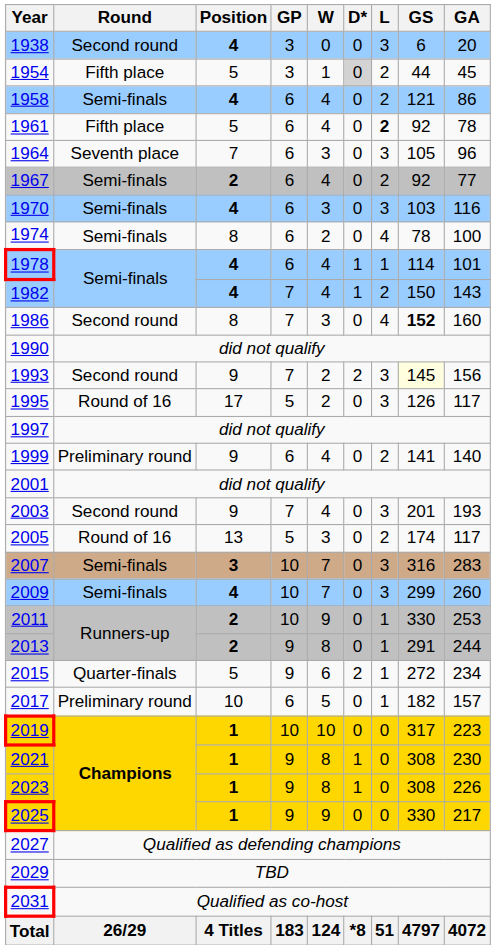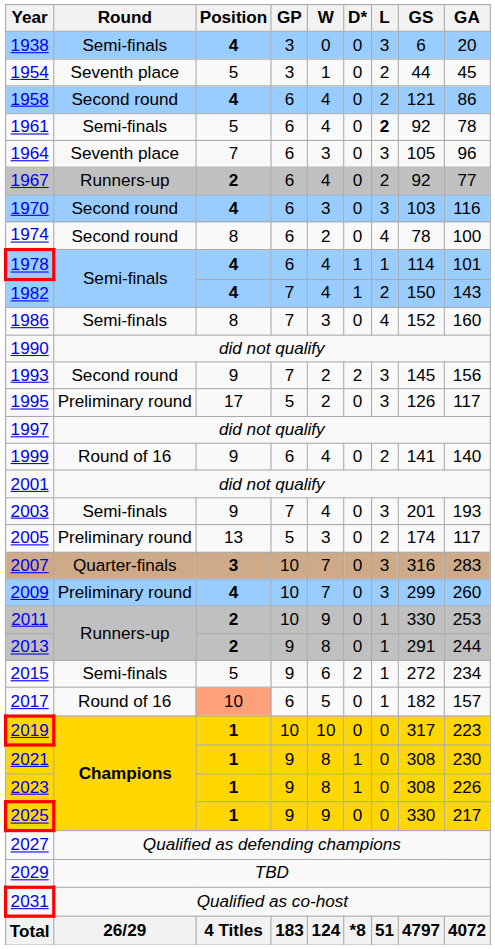(125, 45) Second round -> (125, 45) Semi-finals
(125, 72) Fifth place -> (125, 72) Seventh place
(358, 72) lightgrey background -> (358, 72) no background
(125, 99) Semi-finals -> (125, 99) Second round
(125, 126) Fifth place -> (125, 126) Semi-finals
(125, 180) Semi-finals -> (125, 180) Runners-up
(125, 208) Semi-finals -> (125, 208) Second round
(125, 235) Semi-finals -> (125, 235) Second round
(125, 321) Second round -> (125, 321) Semi-finals
(421, 321) bold -> (421, 321) normal
(421, 375) lightyellow background -> (421, 375) no background
(125, 402) Round of 16 -> (125, 402) Preliminary round
(125, 456) Preliminary round -> (125, 456) Round of 16
(125, 511) Second round -> (125, 511) Semi-finals
(125, 538) Round of 16 -> (125, 538) Preliminary round
(125, 565) Semi-finals -> (125, 565) Quarter-finals
(125, 592) Semi-finals -> (125, 592) Preliminary round
(125, 673) Quarter-finals -> (125, 673) Semi-finals
(125, 701) Preliminary round -> (125, 701) Round of 16
(233, 701) no background -> (233, 701) lightsalmon background
